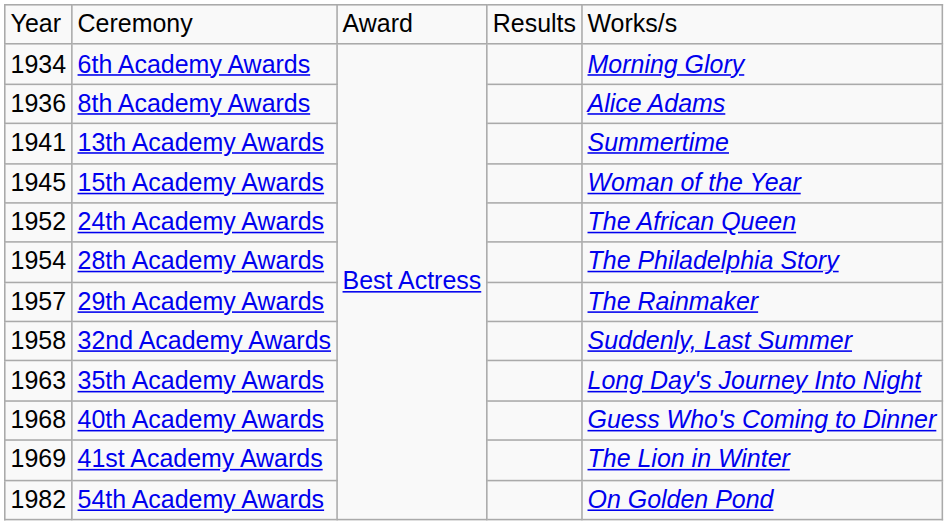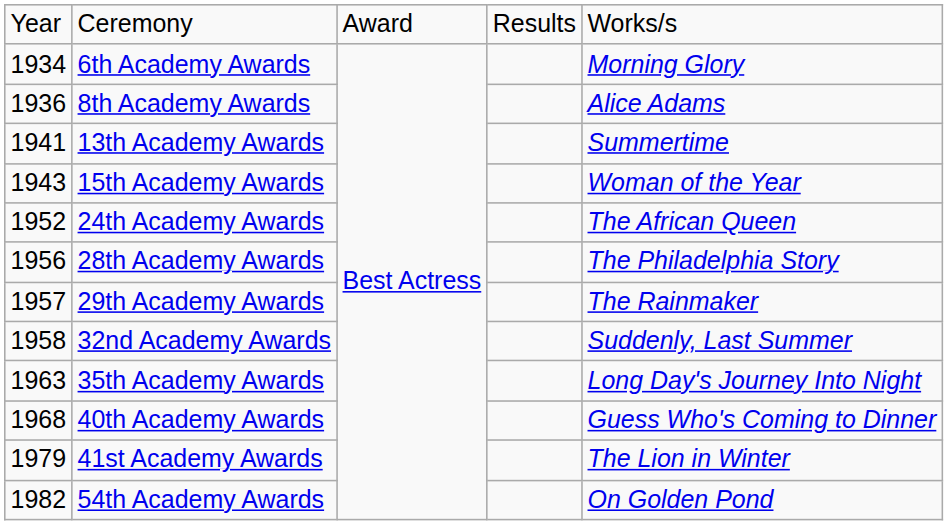(38, 182) 1945 -> (38, 182) 1943
(38, 261) 1954 -> (38, 261) 1956
(38, 459) 1969 -> (38, 459) 1979
